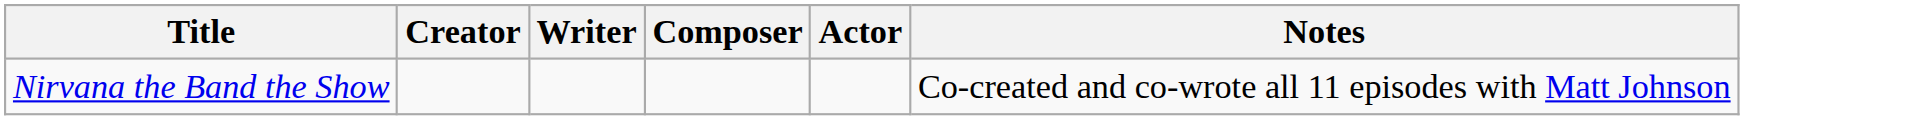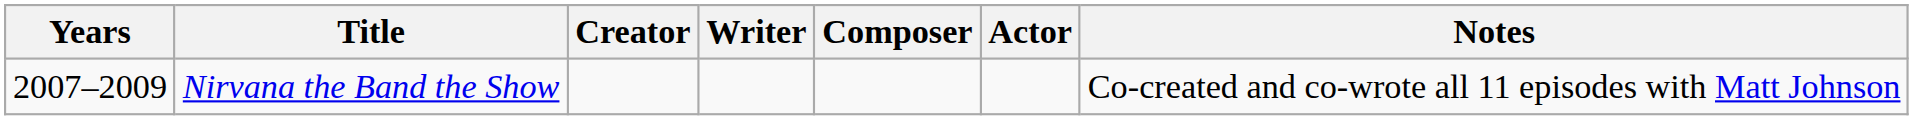+ column: (90, 31)
